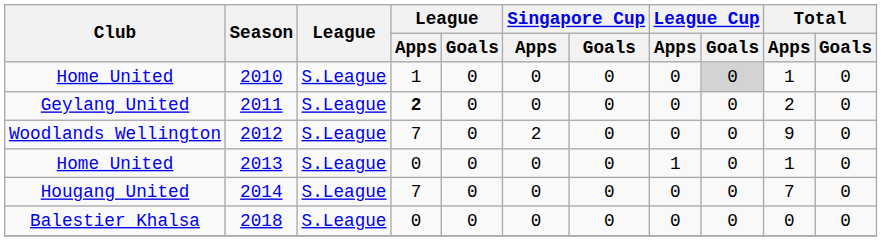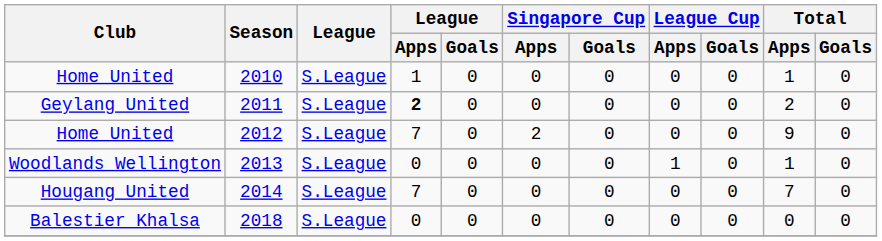(733, 77) lightgrey background -> (733, 77) no background
(115, 134) Woodlands Wellington -> (115, 134) Home United
(115, 163) Home United -> (115, 163) Woodlands Wellington
